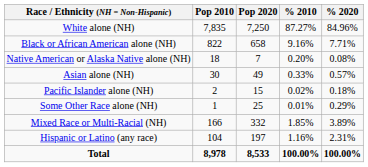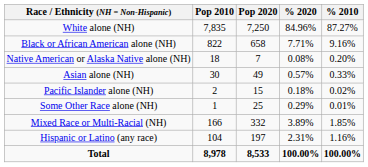columns swapped: (301, 12) <-> (342, 12)
